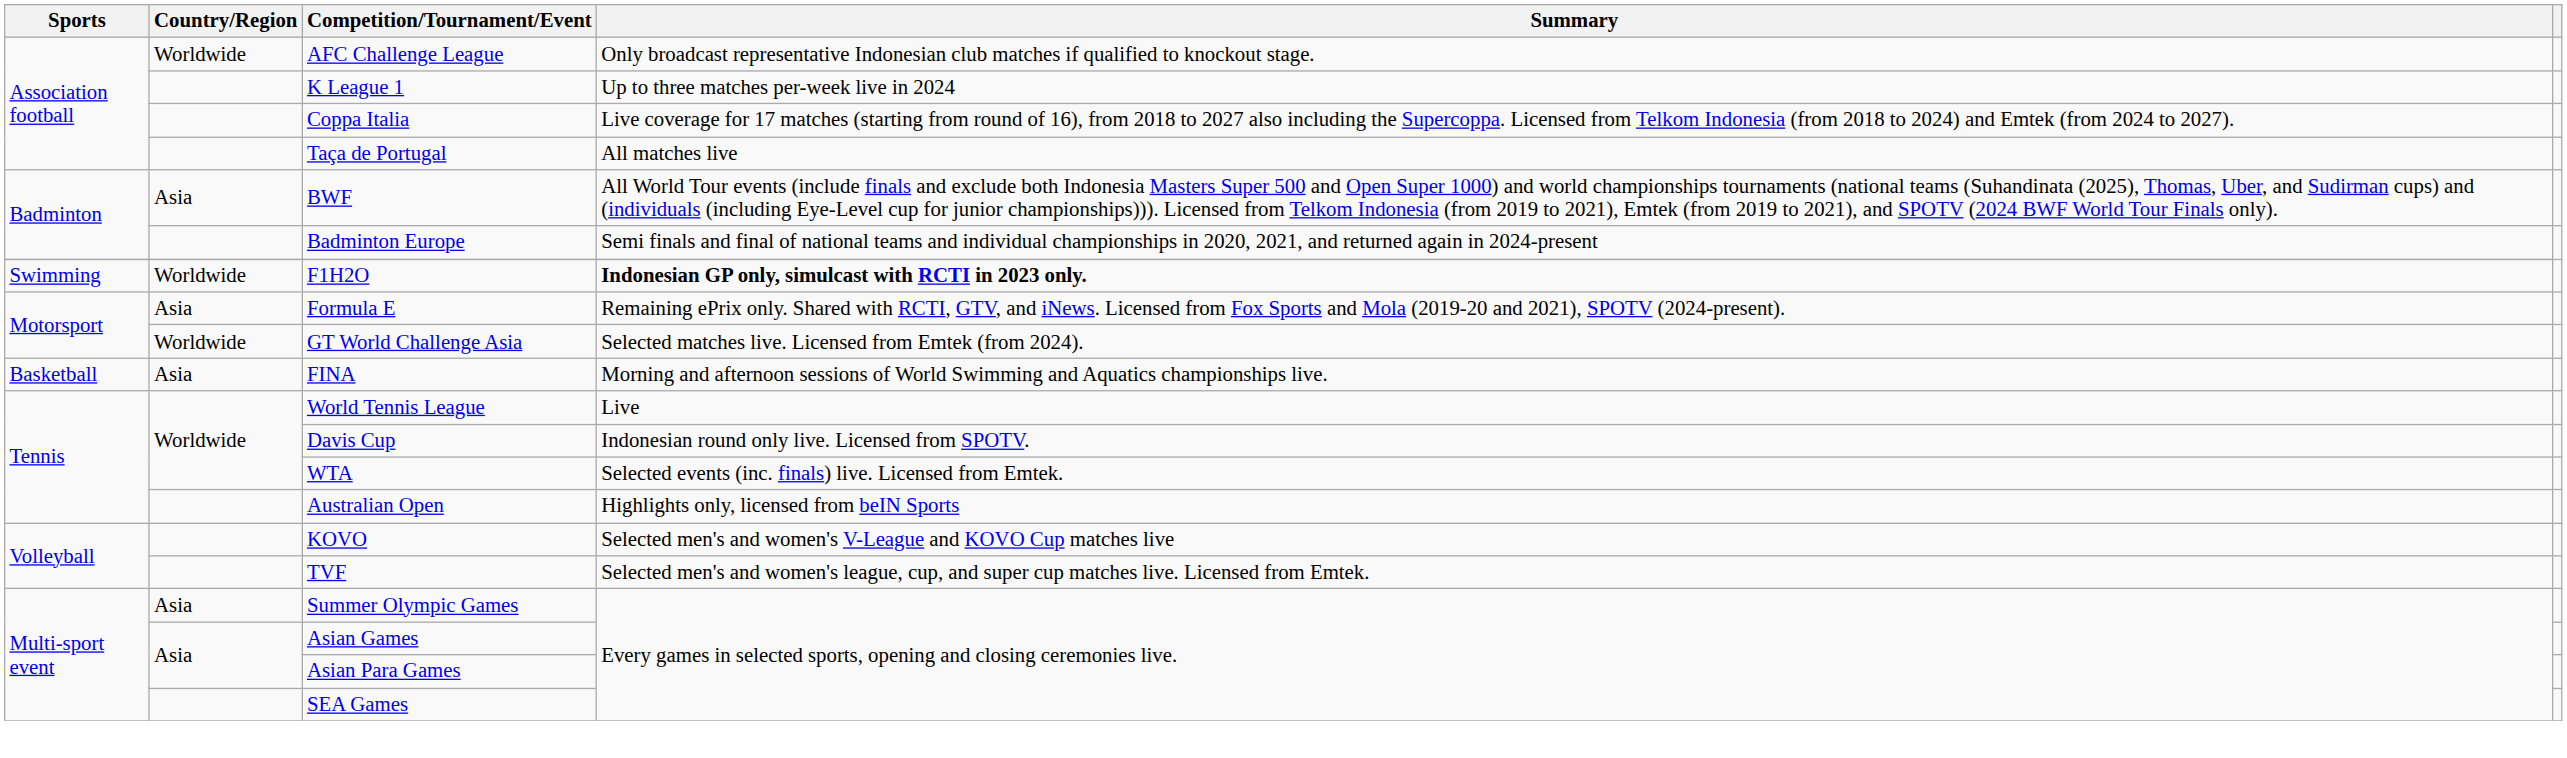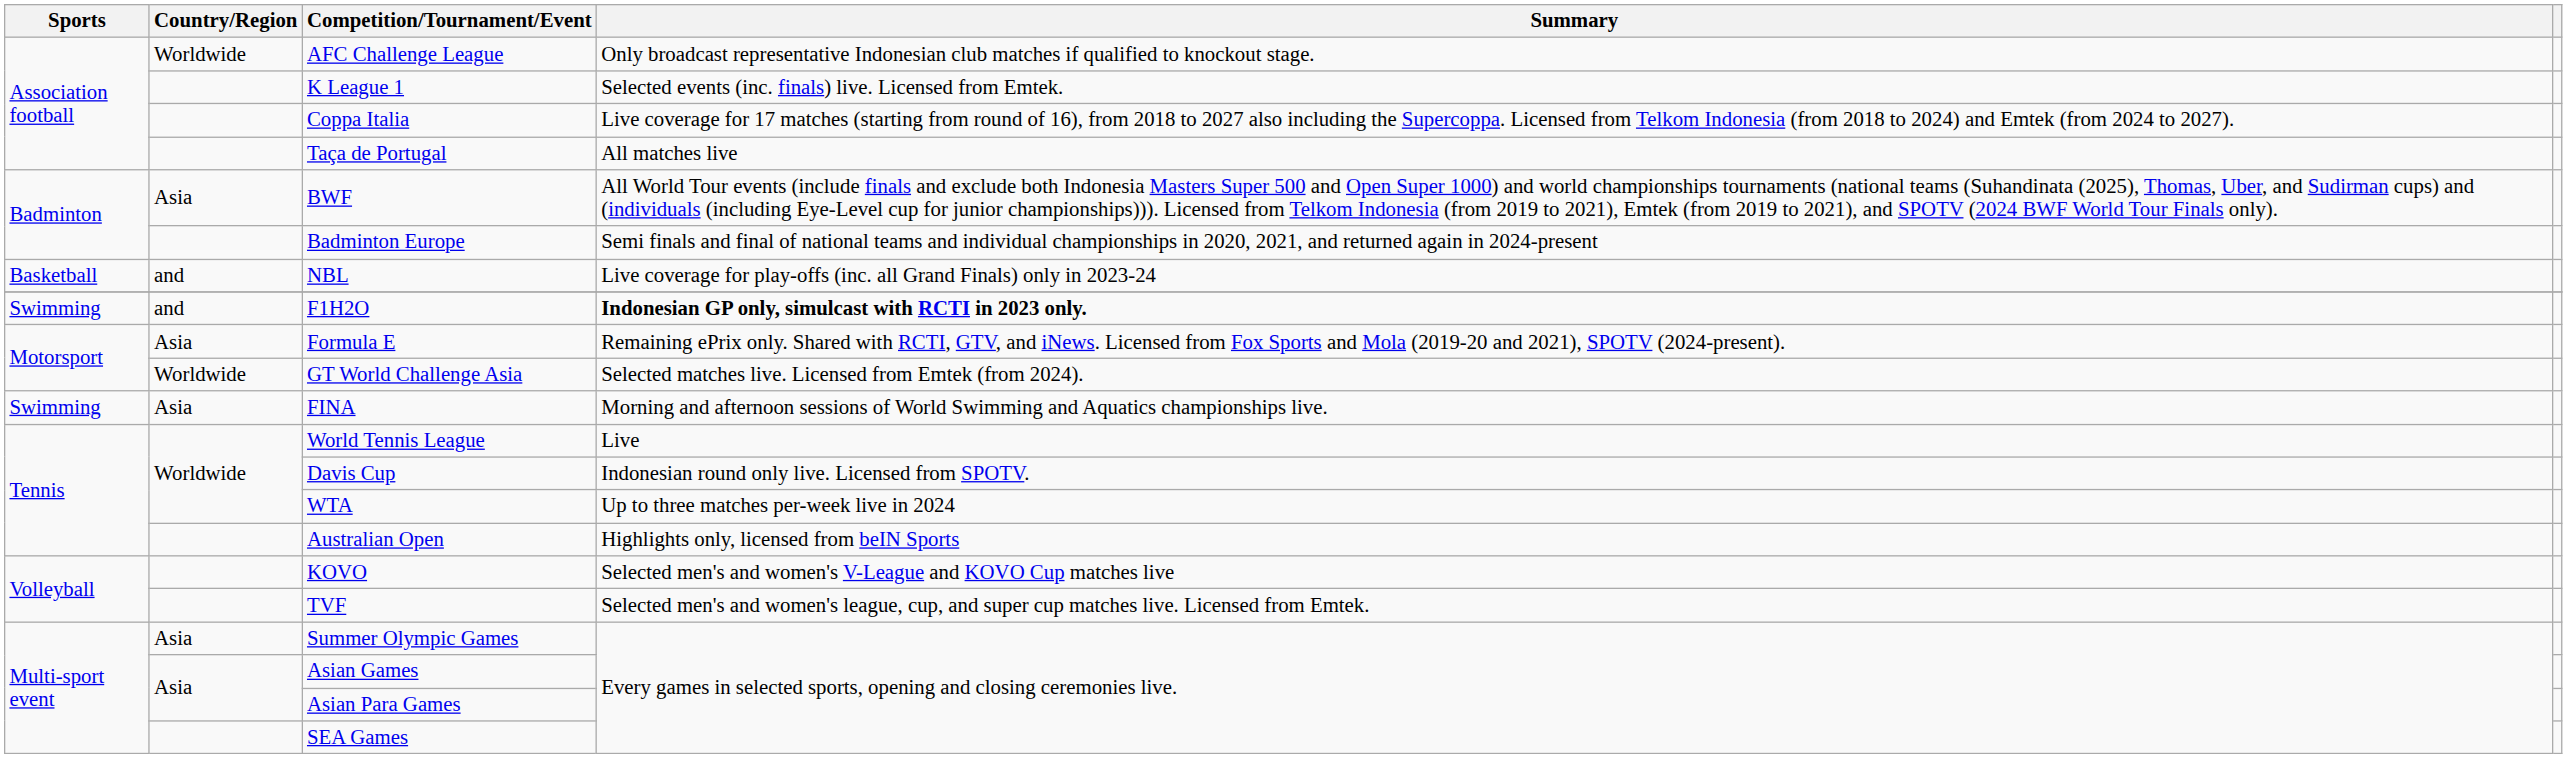(778, 86) Up to three matches per-week live in 2024 -> (832, 86) Selected events (inc. finals) live. Licensed from Emtek.
+ row: (328, 275)
(200, 275) Worldwide -> (169, 308) and
(53, 374) Basketball -> (55, 407) Swimming
(832, 473) Selected events (inc. finals) live. Licensed from Emtek. -> (778, 506) Up to three matches per-week live in 2024
